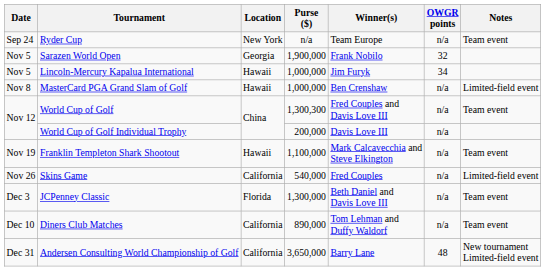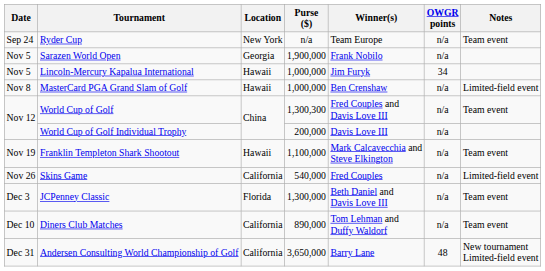(443, 56) 32 -> (443, 56) n/a
